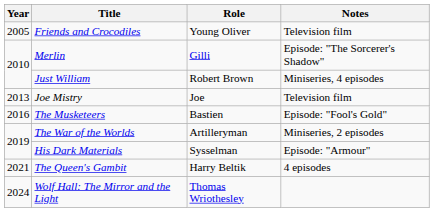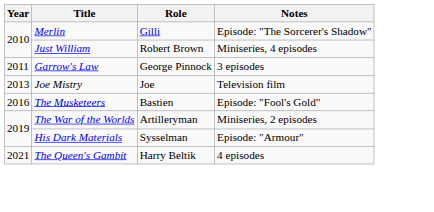- row: (87, 31)
+ row: (66, 66)
- row: (102, 192)
